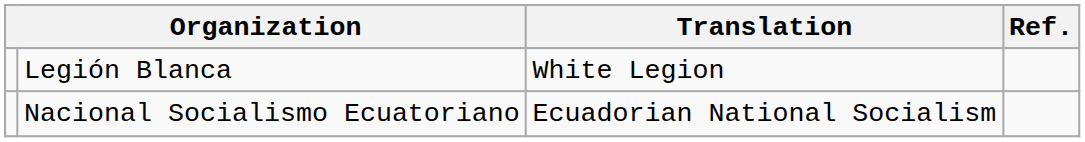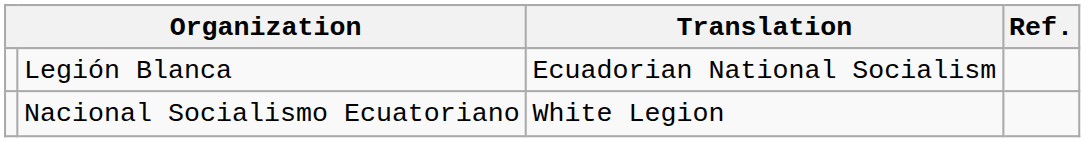(628, 70) White Legion -> (764, 70) Ecuadorian National Socialism
(764, 114) Ecuadorian National Socialism -> (628, 114) White Legion
